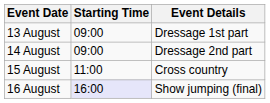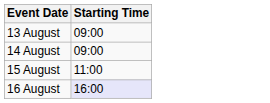- column: (208, 13)
